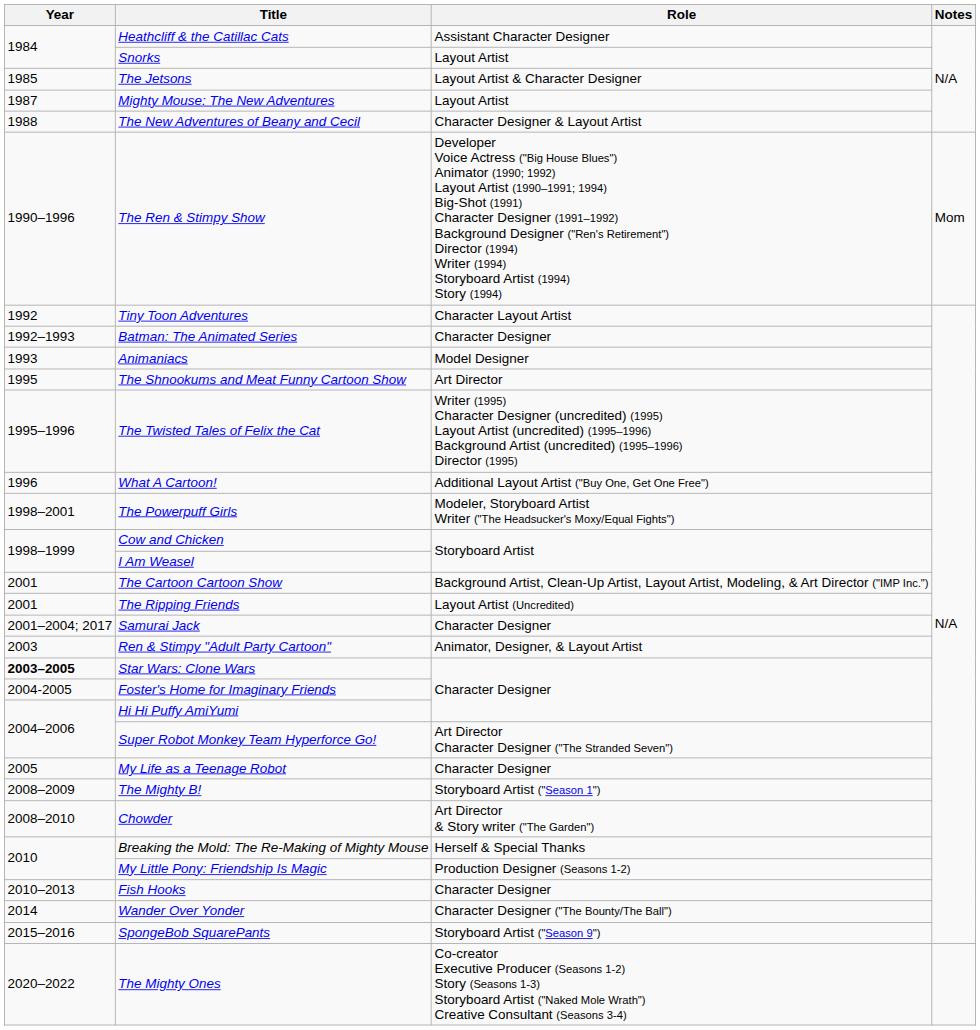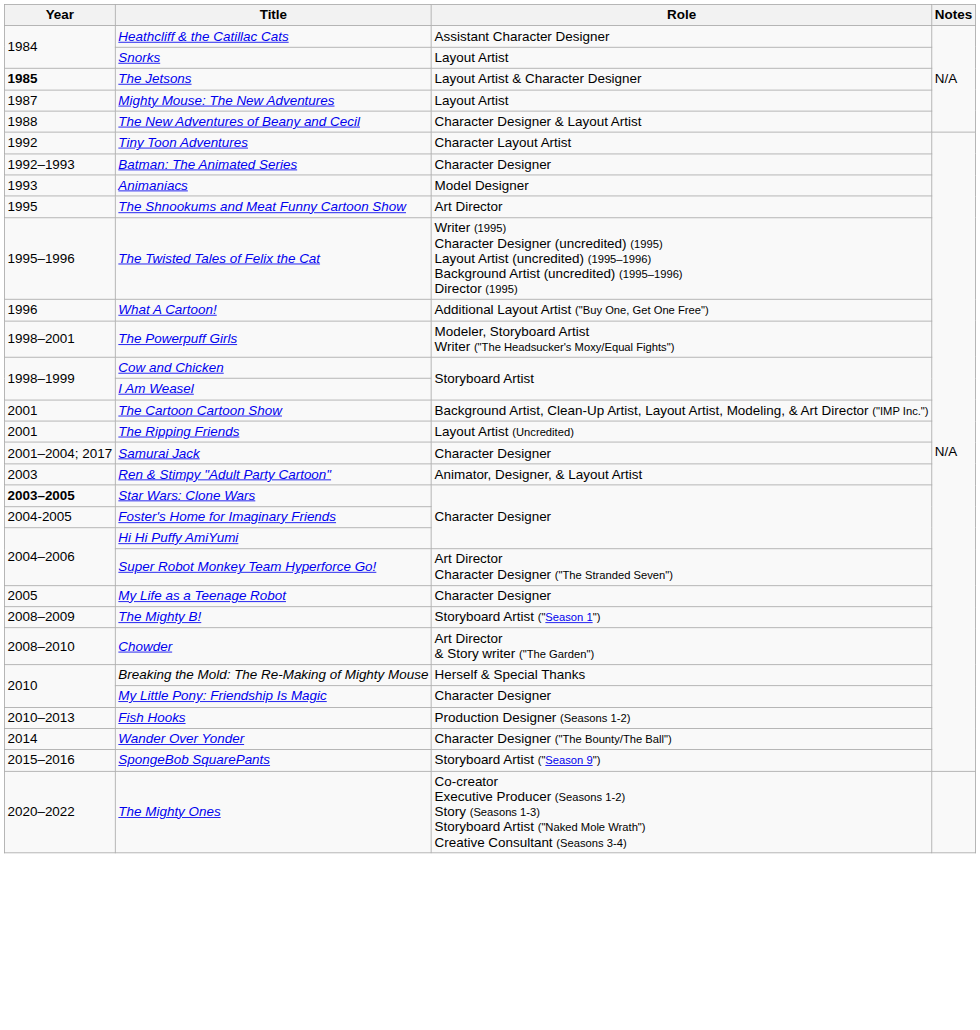(22, 79) normal -> (22, 79) bold
- row: (192, 218)
(532, 869) Production Designer (Seasons 1-2) -> (493, 696) Character Designer
(493, 890) Character Designer -> (532, 717) Production Designer (Seasons 1-2)
